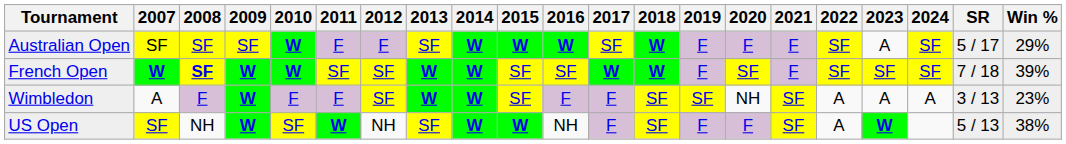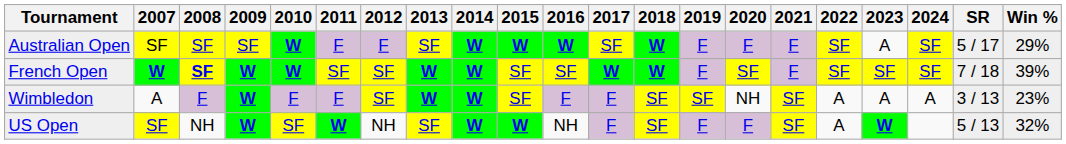(1032, 125) 38% -> (1032, 125) 32%
